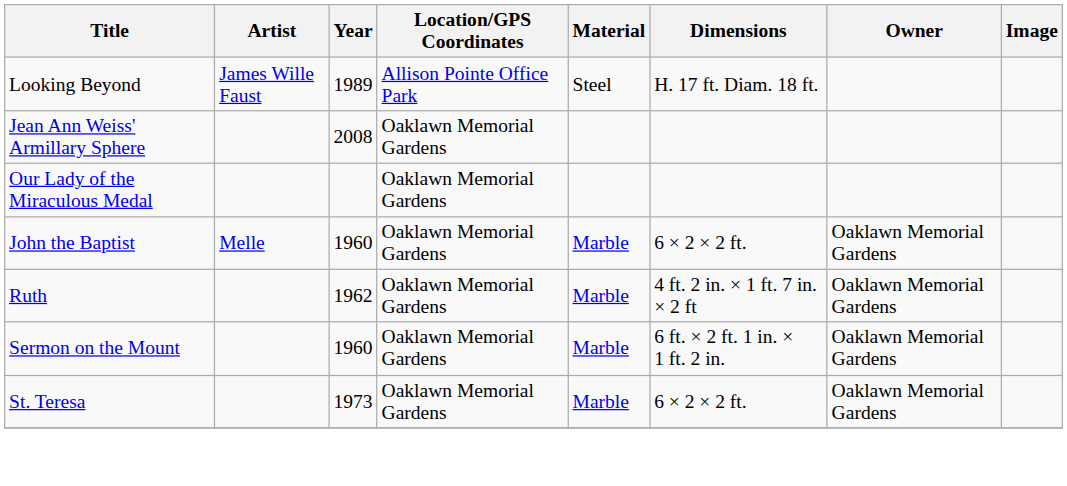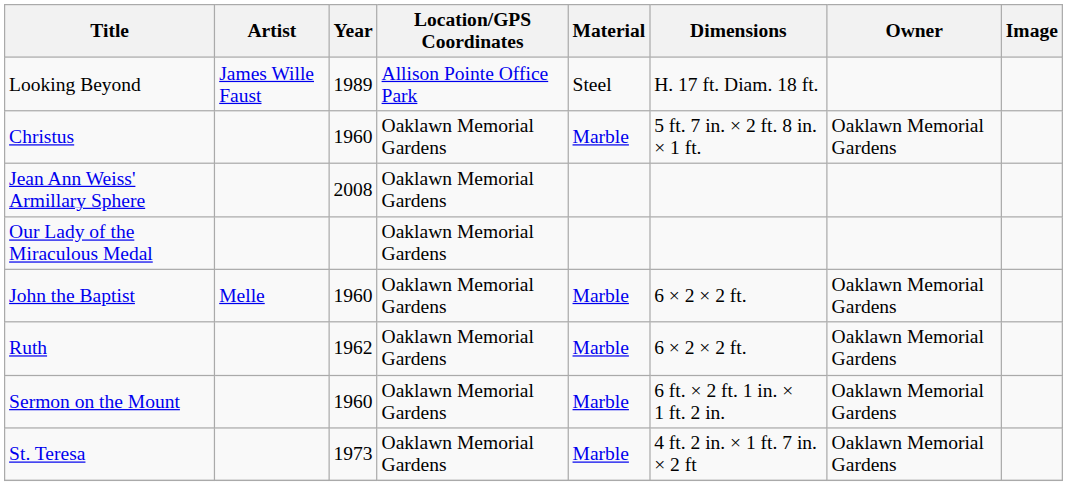+ row: (42, 136)
(736, 295) 4 ft. 2 in. × 1 ft. 7 in. × 2 ft -> (700, 348) 6 × 2 × 2 ft.
(700, 401) 6 × 2 × 2 ft. -> (736, 454) 4 ft. 2 in. × 1 ft. 7 in. × 2 ft
